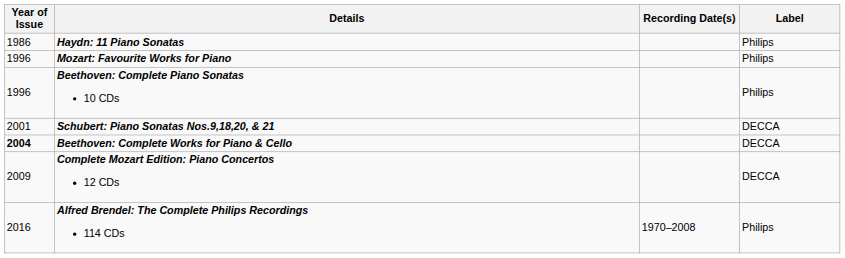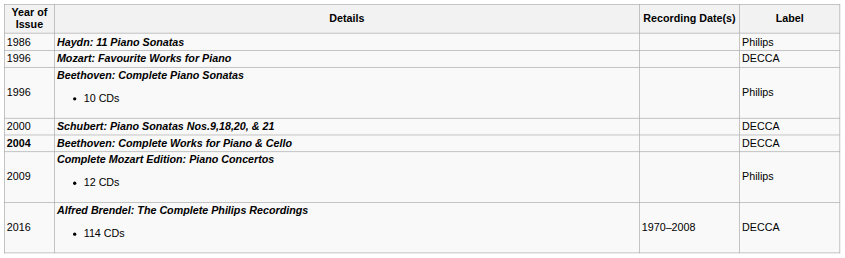(758, 59) Philips -> (761, 59) DECCA
(19, 126) 2001 -> (19, 126) 2000
(761, 177) DECCA -> (758, 177) Philips
(758, 227) Philips -> (761, 227) DECCA
